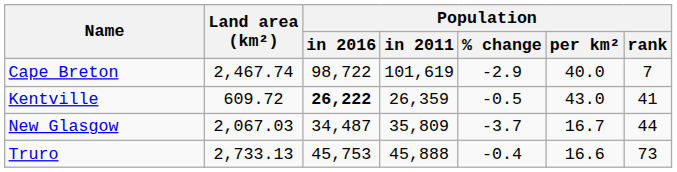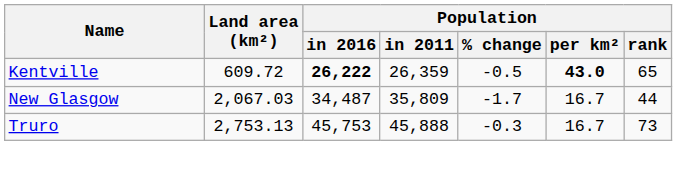- row: (64, 72)
(585, 100) normal -> (585, 72) bold
(648, 100) 41 -> (648, 72) 65
(502, 127) -3.7 -> (502, 100) -1.7
(253, 154) 2,733.13 -> (253, 127) 2,753.13
(502, 154) -0.4 -> (502, 127) -0.3
(585, 154) 16.6 -> (585, 127) 16.7
